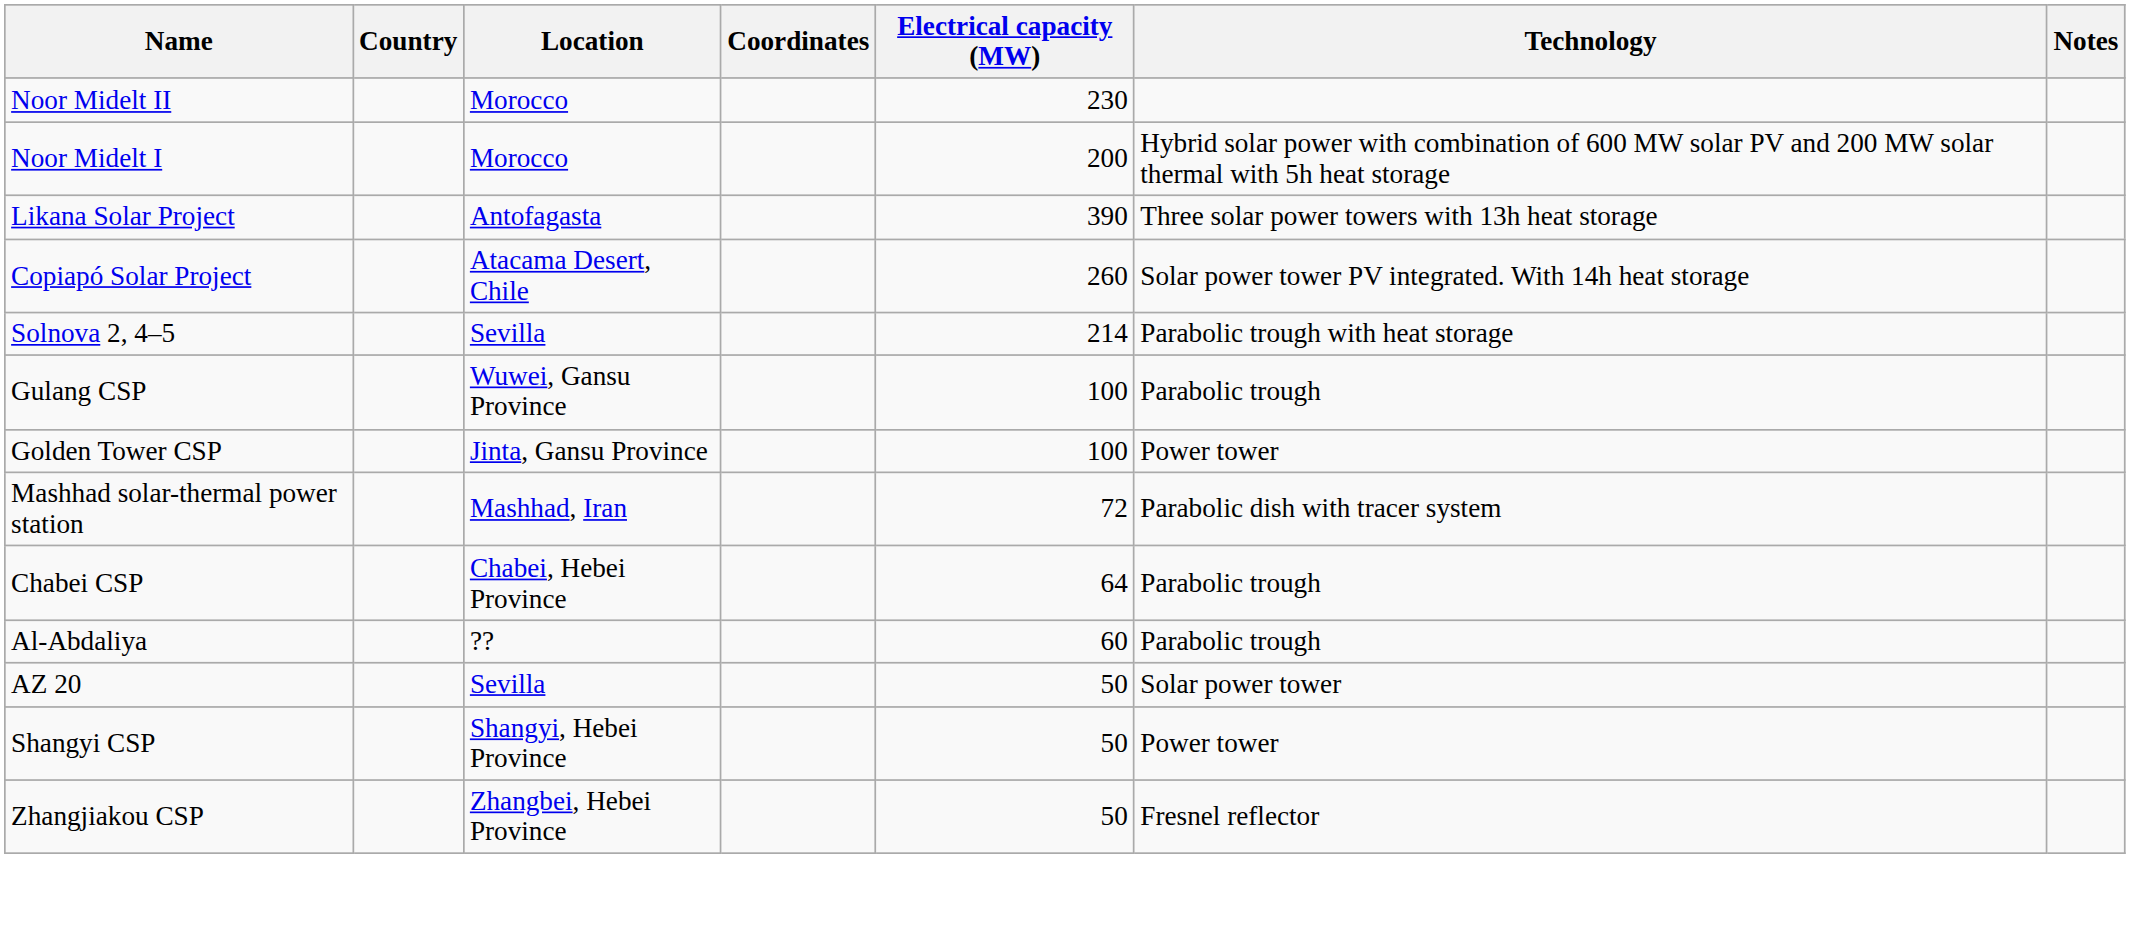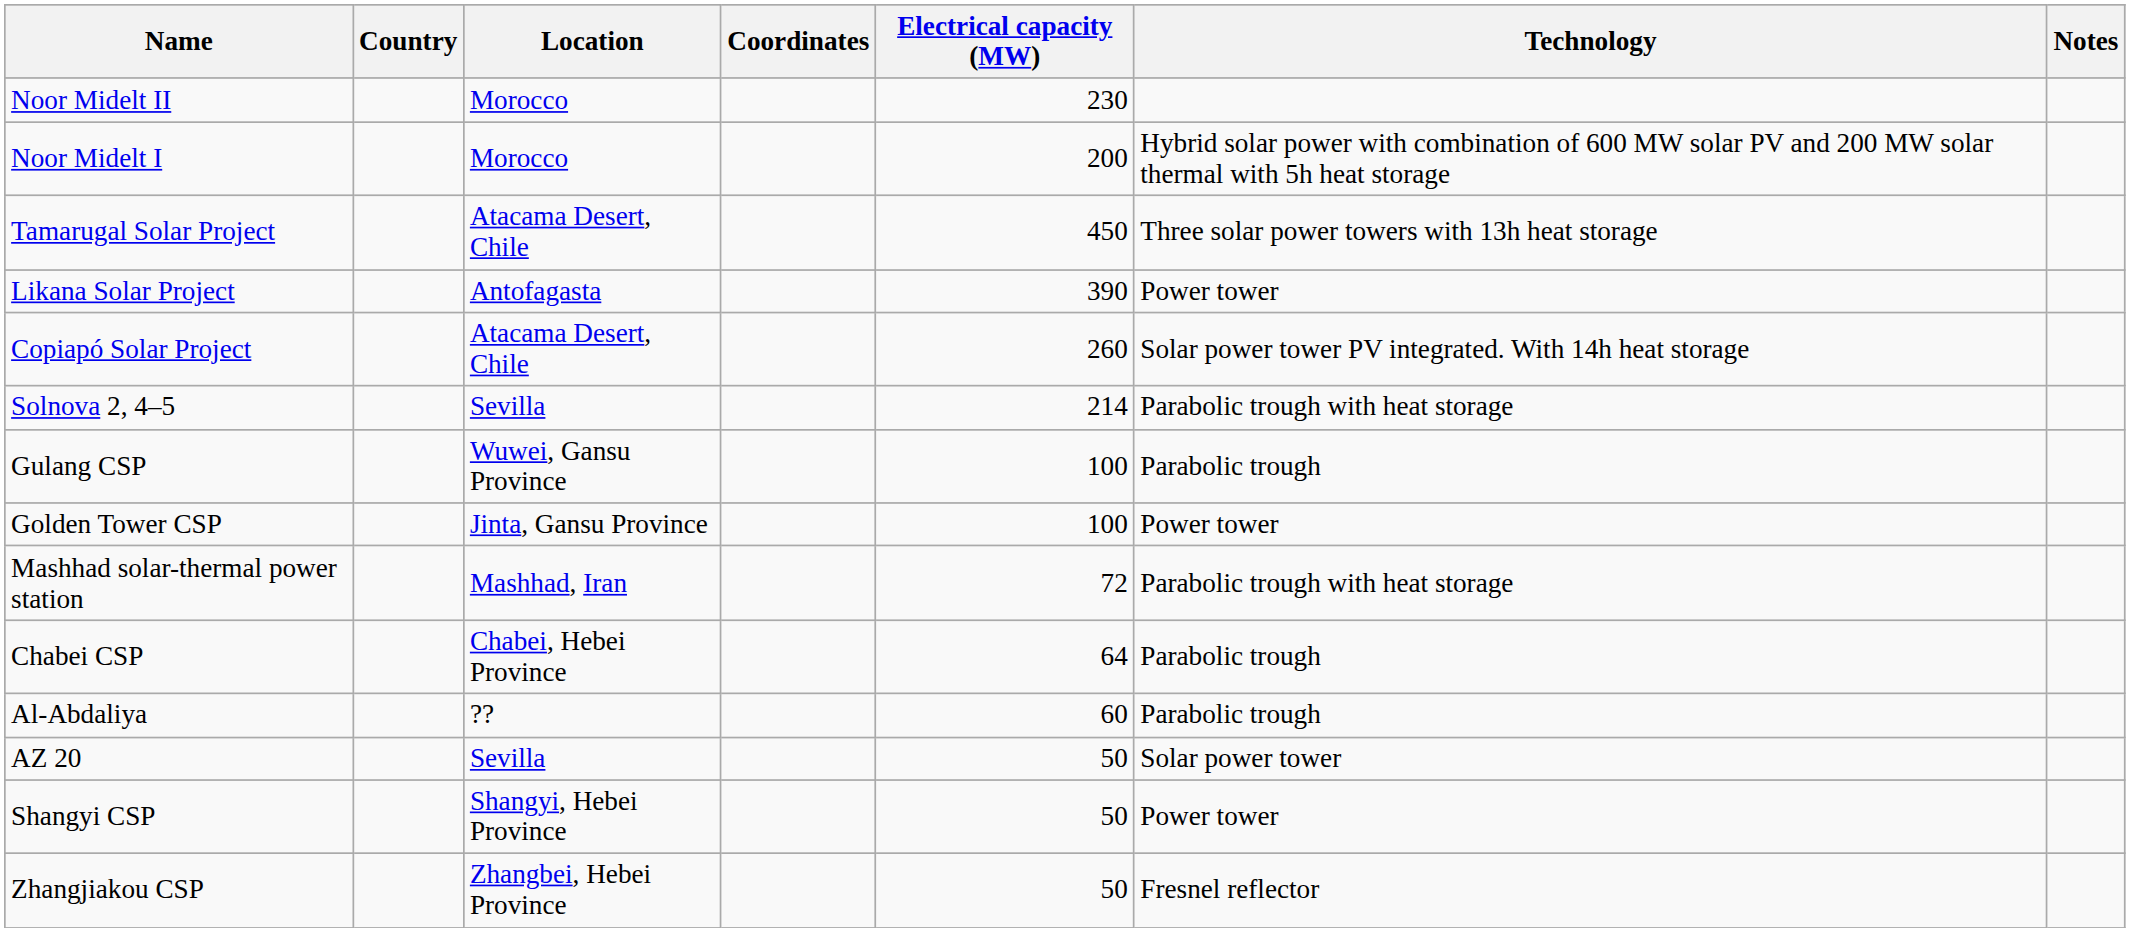+ row: (143, 231)
(1399, 216) Three solar power towers with 13h heat storage -> (1209, 290) Power tower
(1321, 508) Parabolic dish with tracer system -> (1327, 582) Parabolic trough with heat storage
